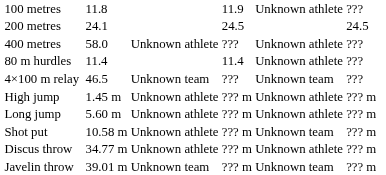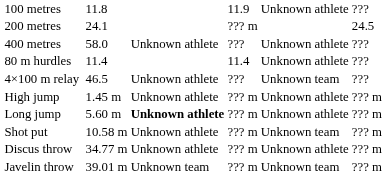(233, 26) 24.5 -> (243, 26) ??? m
(170, 79) Unknown team -> (175, 79) Unknown athlete
(175, 114) normal -> (177, 114) bold
